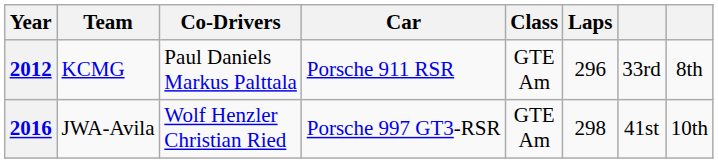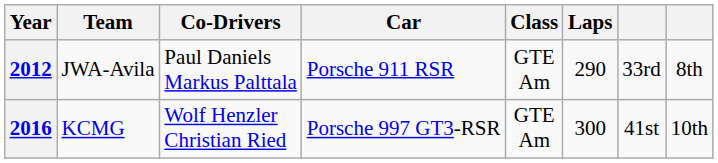(93, 69) KCMG -> (108, 69) JWA-Avila
(590, 69) 296 -> (590, 69) 290
(108, 128) JWA-Avila -> (93, 128) KCMG
(590, 128) 298 -> (590, 128) 300
